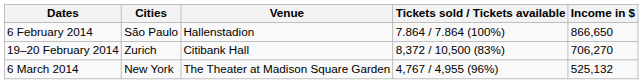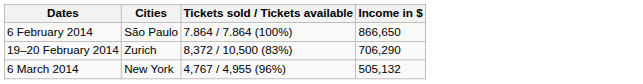- column: (287, 13)
(592, 50) 706,270 -> (380, 50) 706,290
(592, 69) 525,132 -> (380, 69) 505,132
